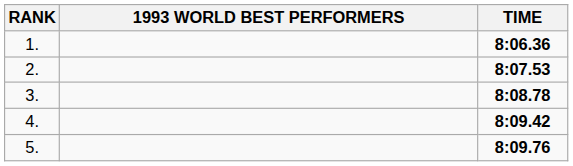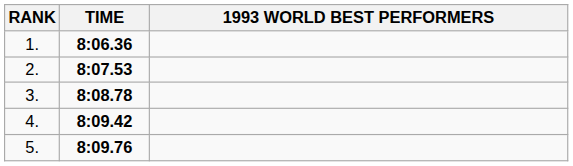columns swapped: (269, 18) <-> (523, 18)
